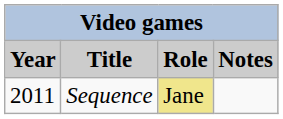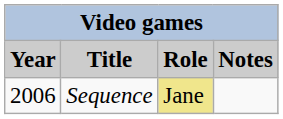(32, 95) 2011 -> (33, 95) 2006
